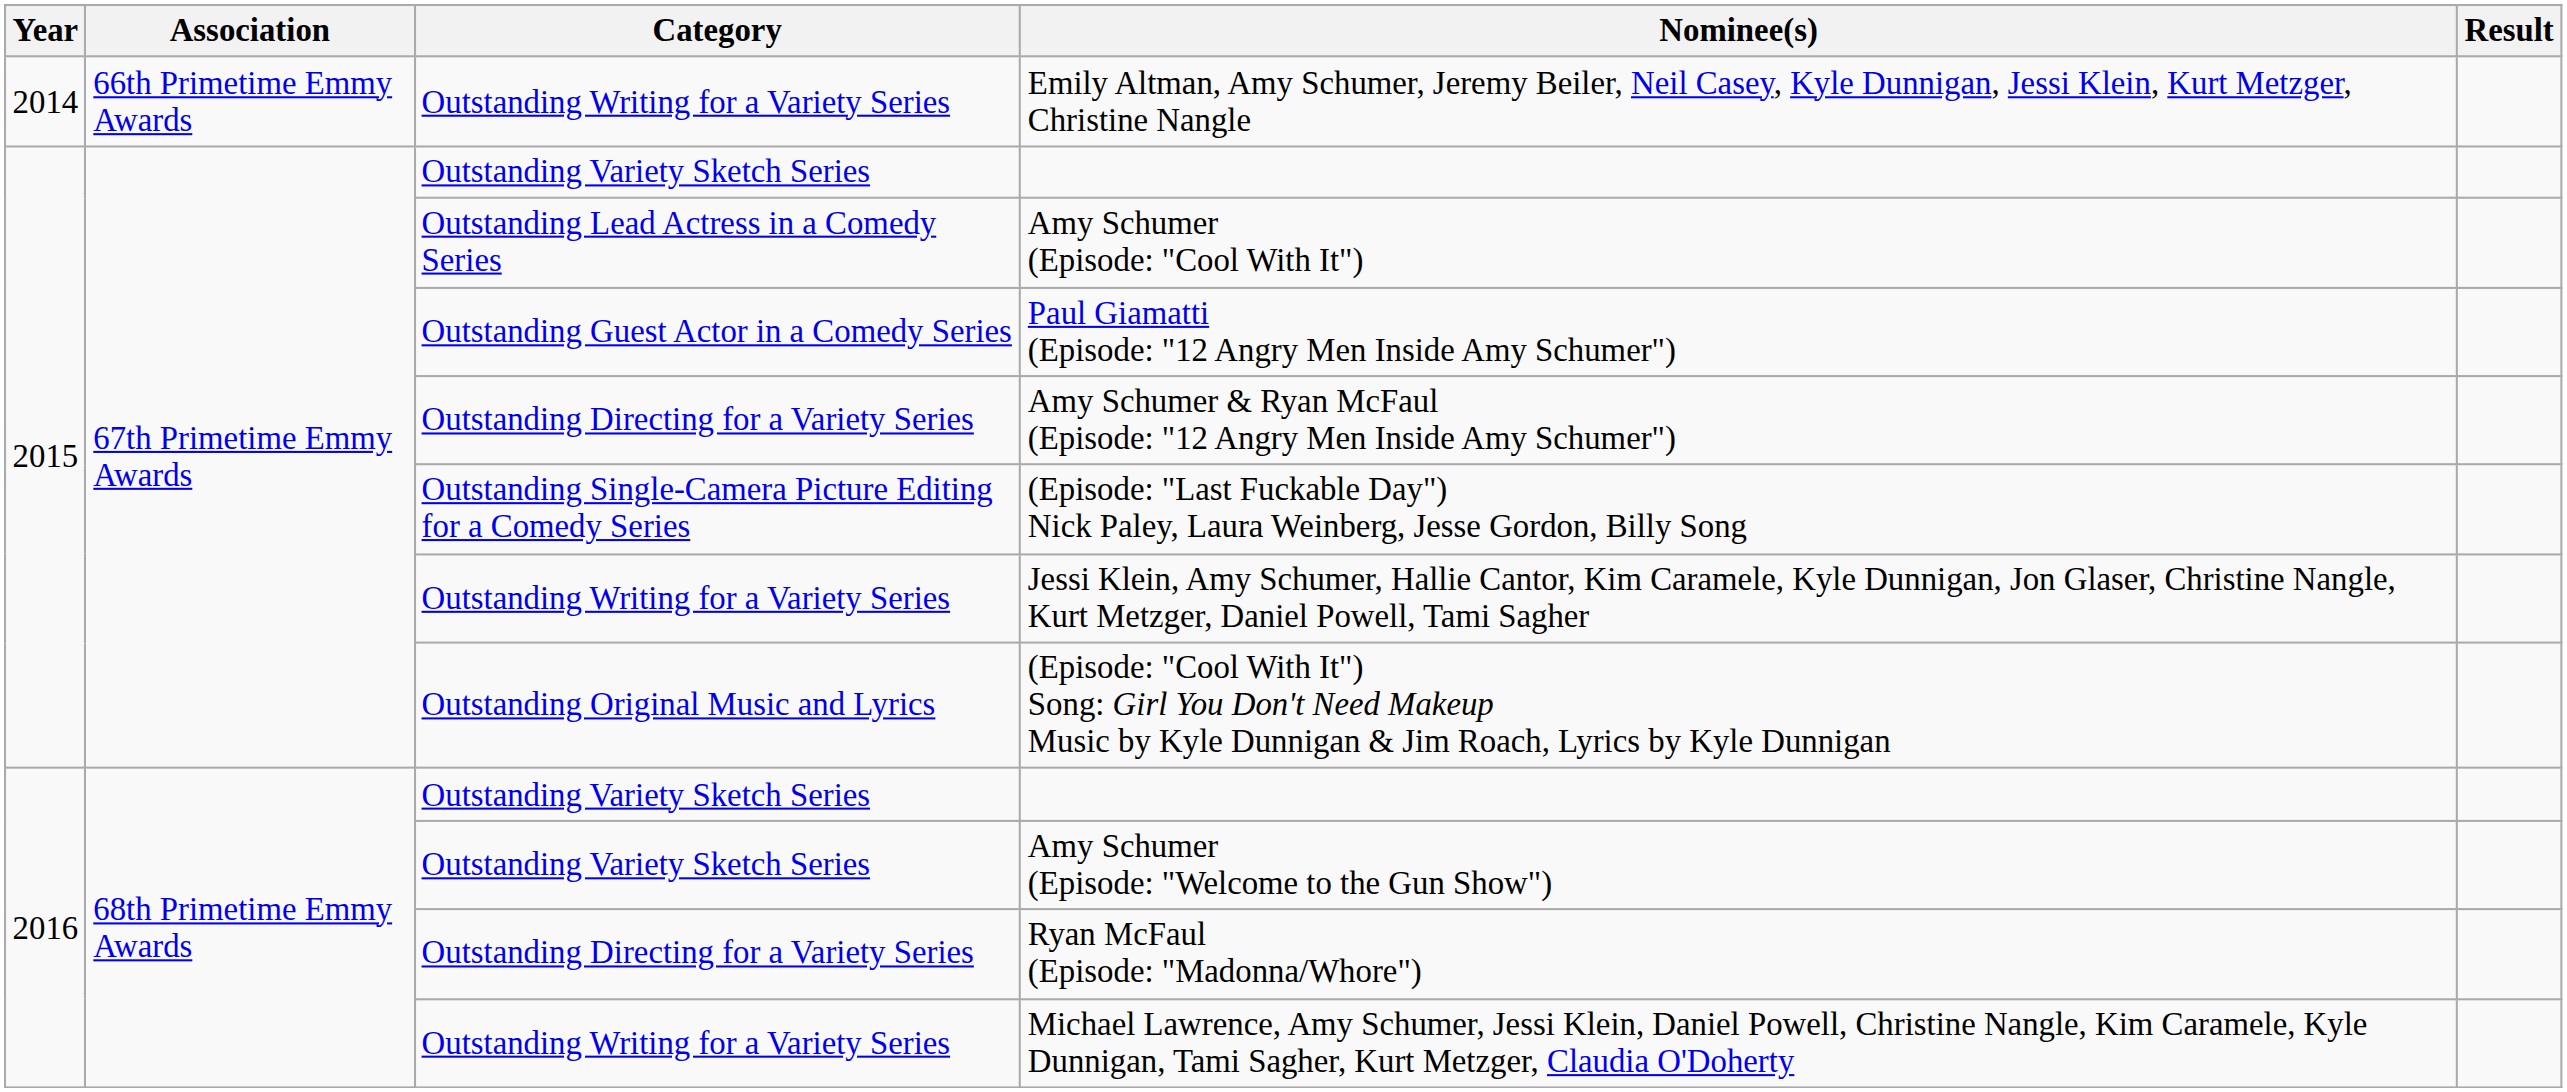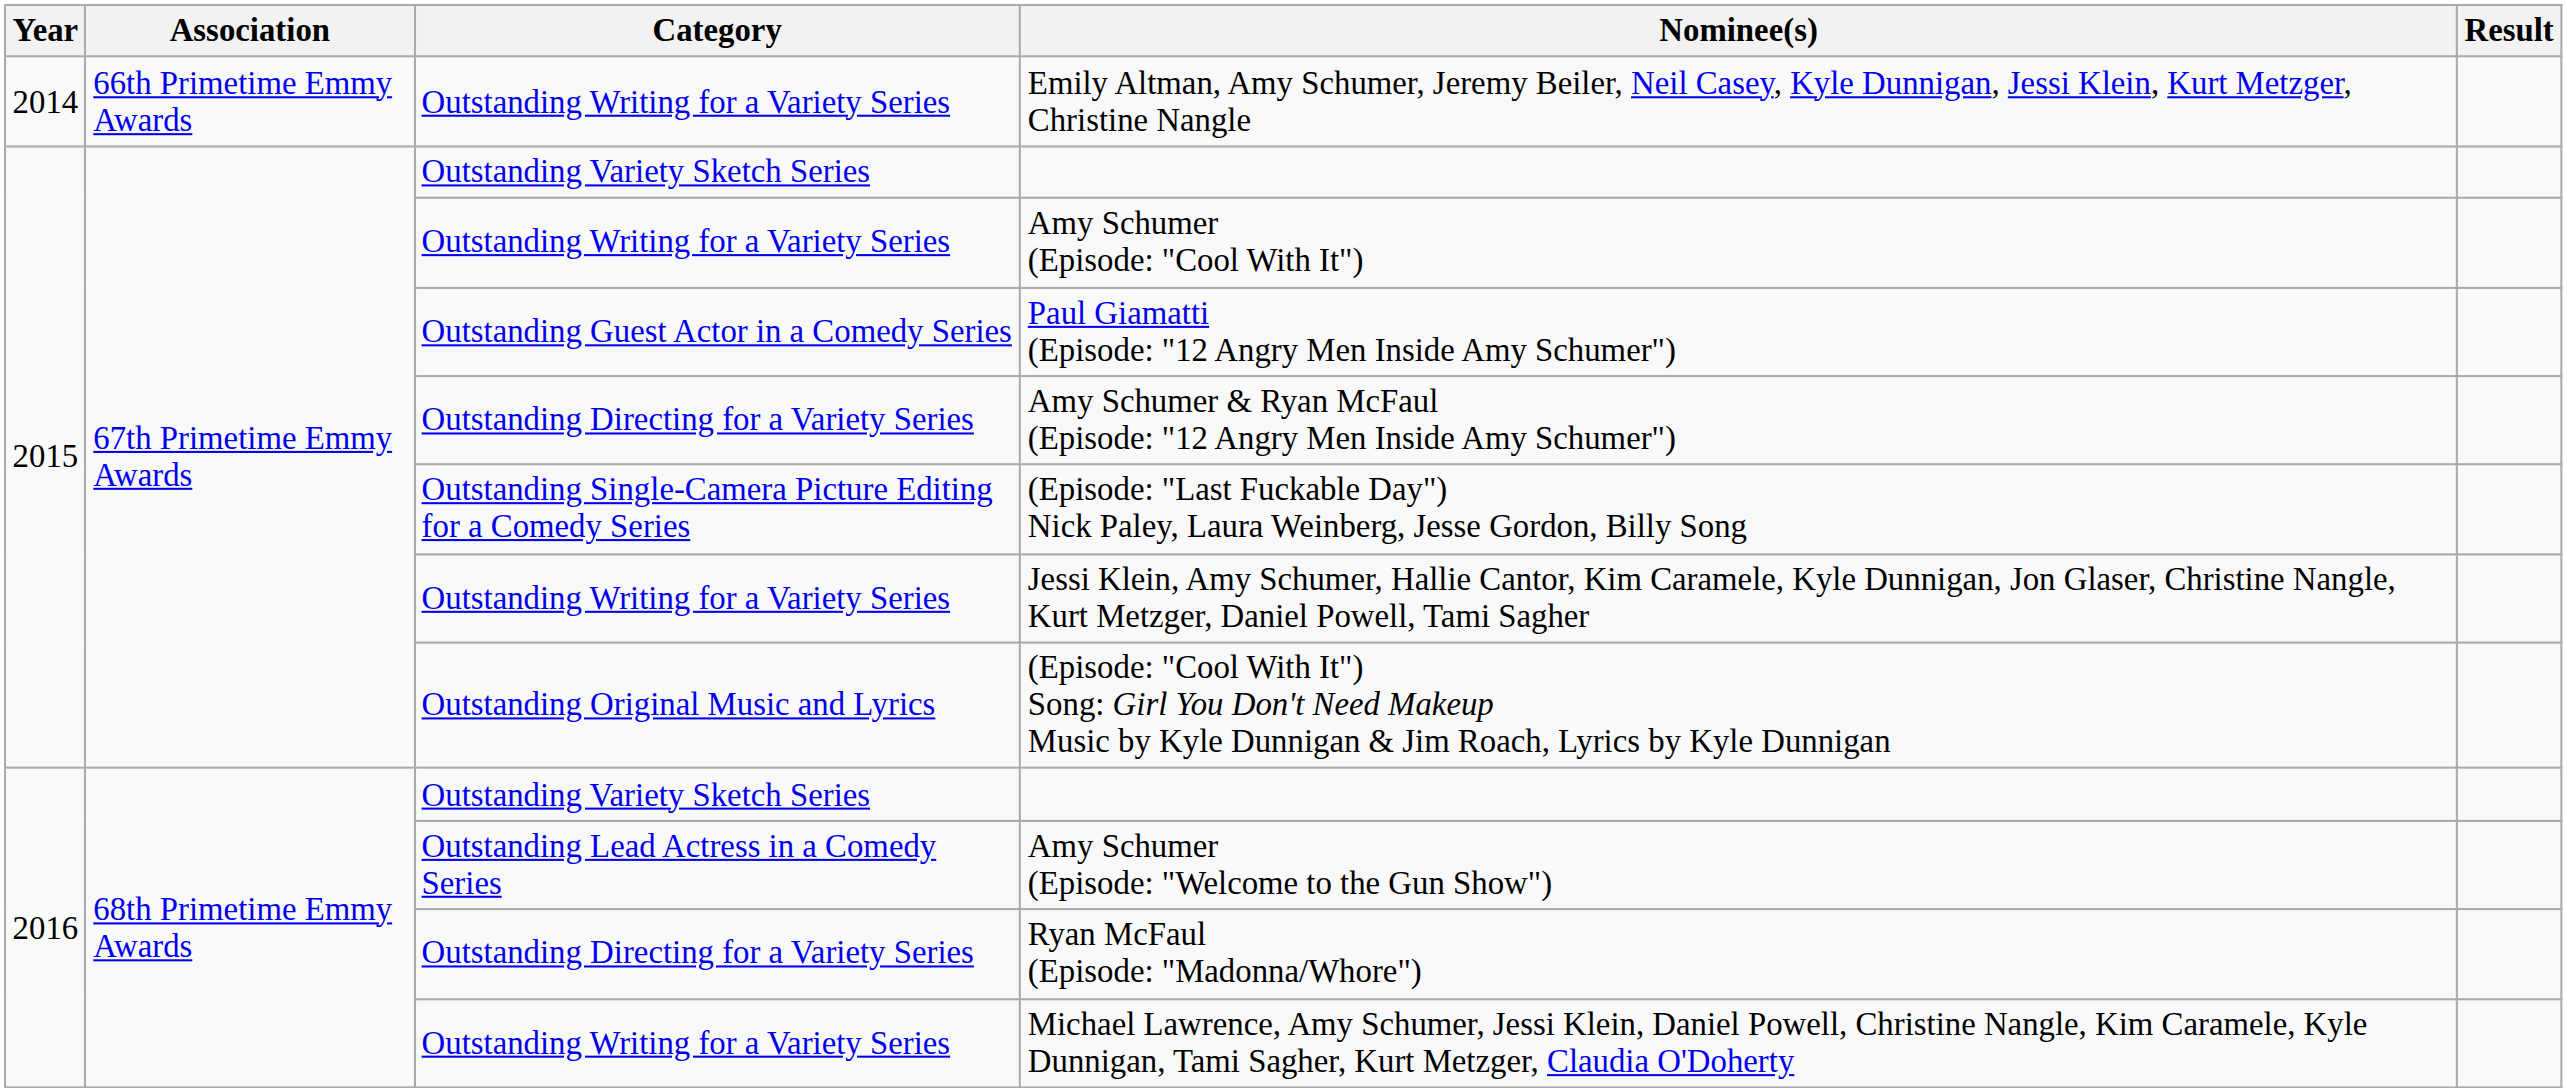(679, 241) Outstanding Lead Actress in a Comedy Series -> (686, 241) Outstanding Writing for a Variety Series
(646, 864) Outstanding Variety Sketch Series -> (679, 864) Outstanding Lead Actress in a Comedy Series
